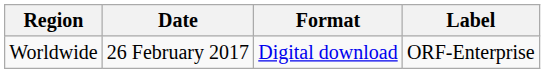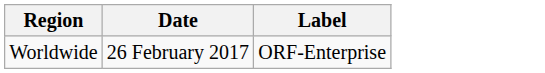- column: (328, 20)
